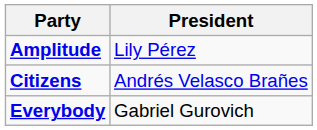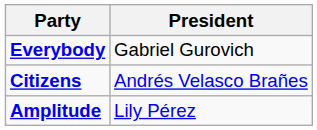rows swapped: (56, 50) <-> (58, 110)
